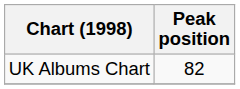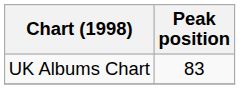(194, 68) 82 -> (194, 68) 83
